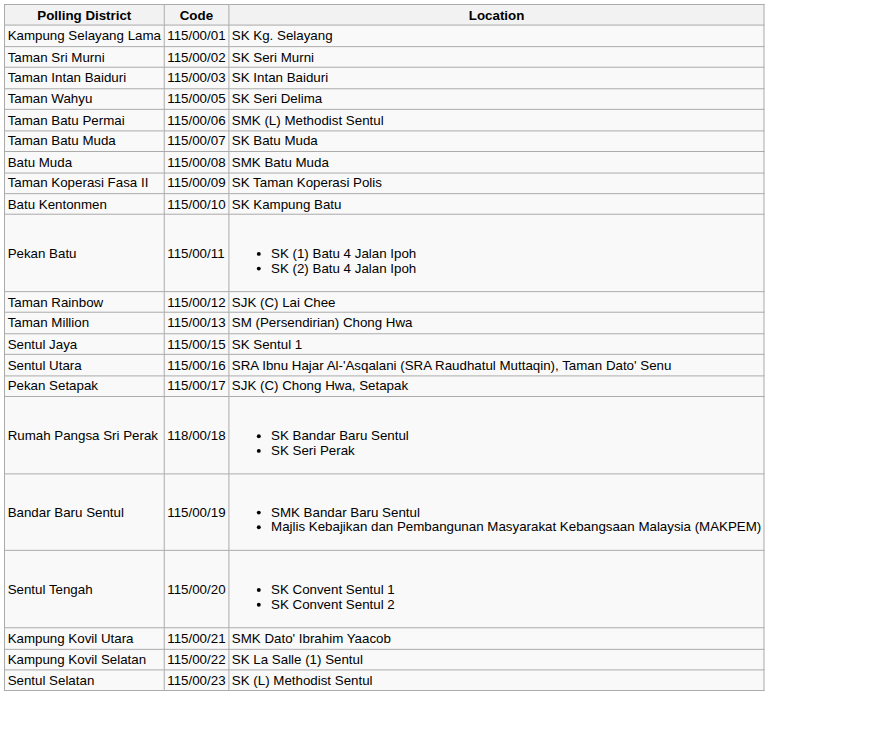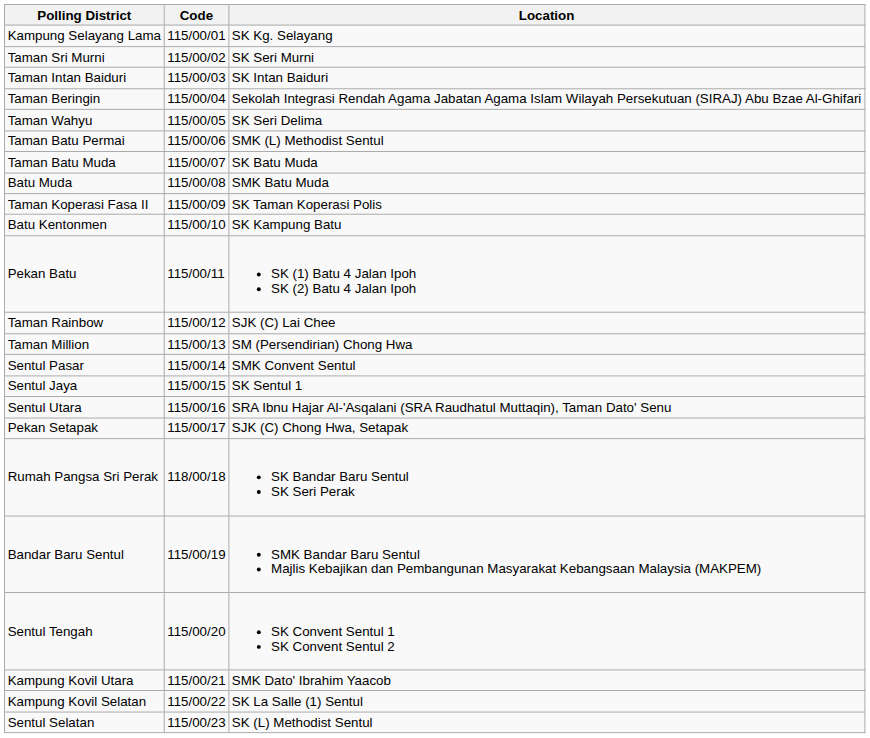+ row: (54, 99)
+ row: (46, 365)
